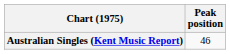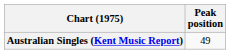(205, 40) 46 -> (205, 40) 49
